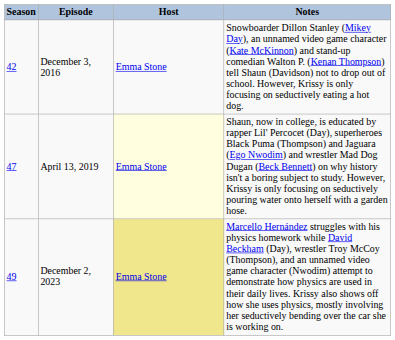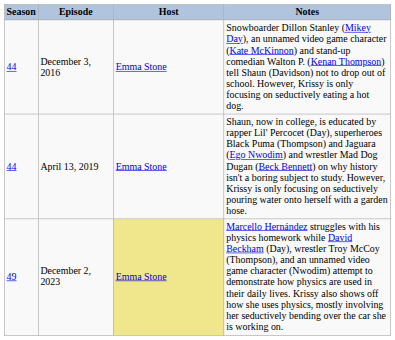(12, 67) 42 -> (12, 67) 44
(12, 166) 47 -> (12, 166) 44
(141, 166) lightyellow background -> (141, 166) no background
